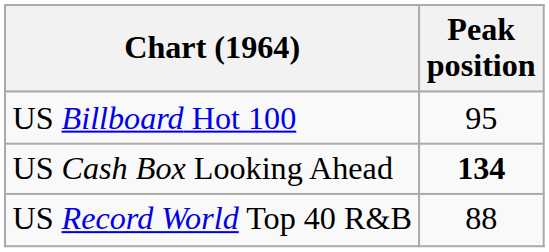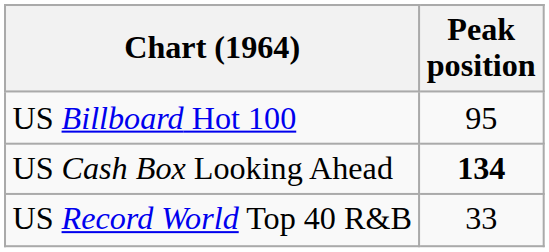(481, 219) 88 -> (481, 219) 33
